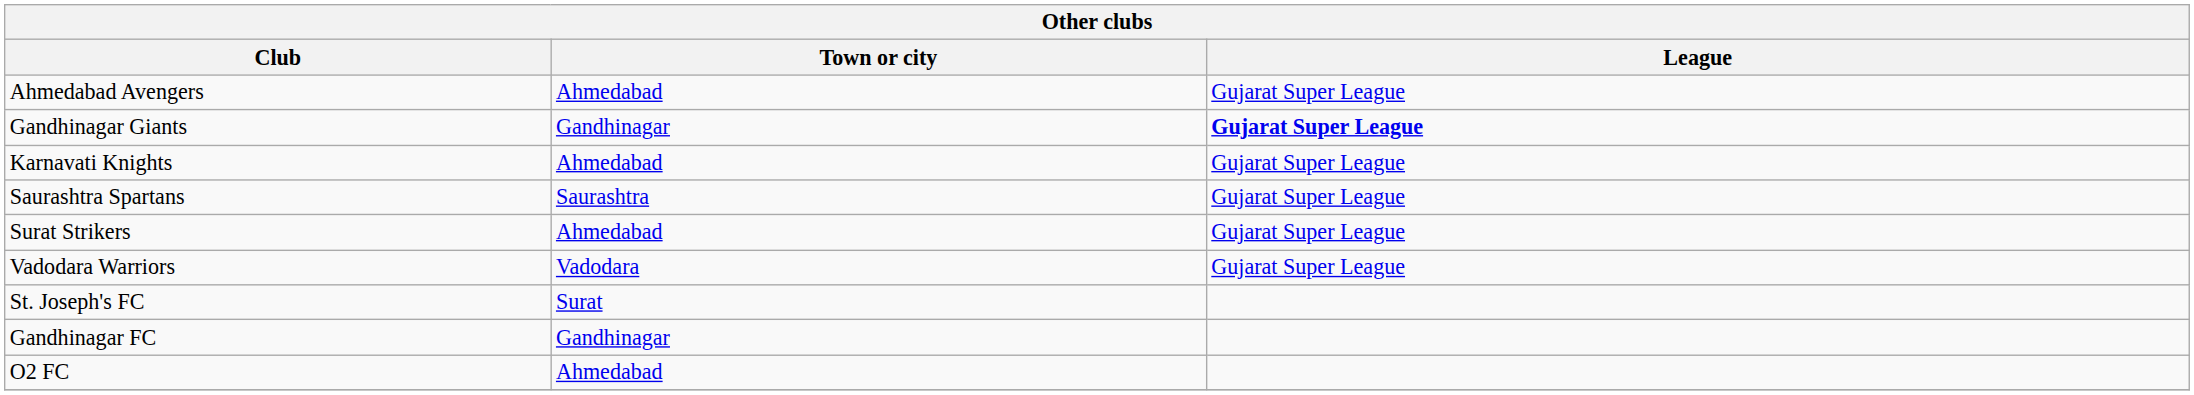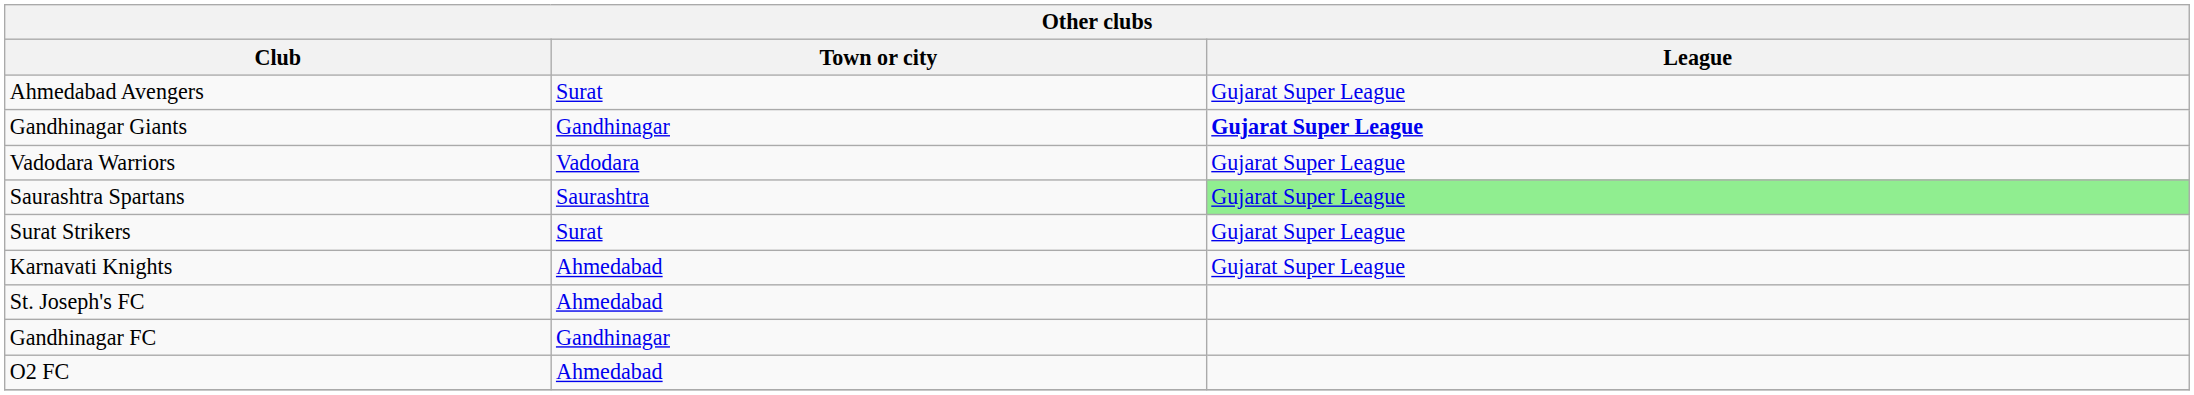(609, 92) Ahmedabad -> (579, 92) Surat
rows swapped: (91, 162) <-> (92, 267)
(1308, 197) no background -> (1308, 197) lightgreen background
(609, 232) Ahmedabad -> (579, 232) Surat
(579, 302) Surat -> (609, 302) Ahmedabad
